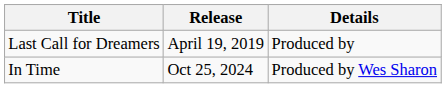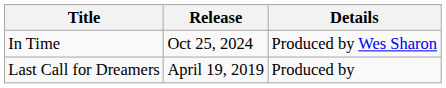rows swapped: (84, 43) <-> (34, 69)
